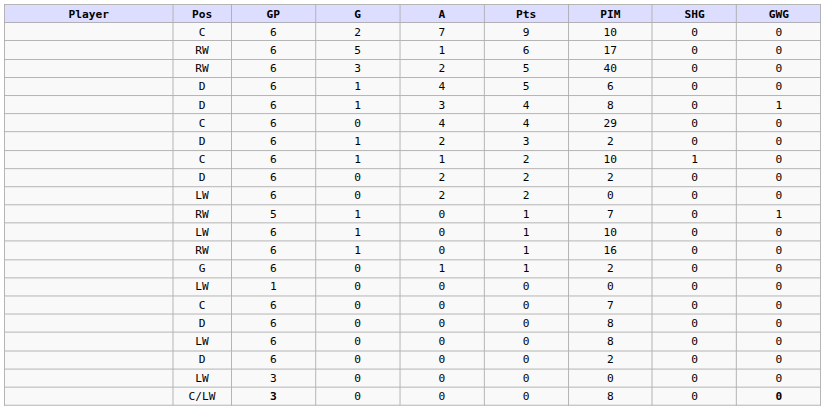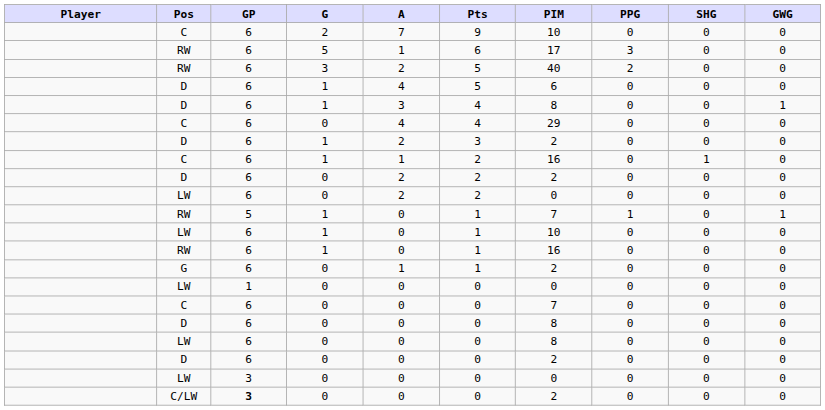+ column: (630, 14)
(610, 159) 10 -> (554, 159) 16
(610, 396) 8 -> (554, 396) 2
(779, 396) bold -> (783, 396) normal
